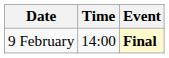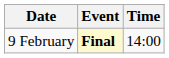columns swapped: (99, 16) <-> (142, 16)
